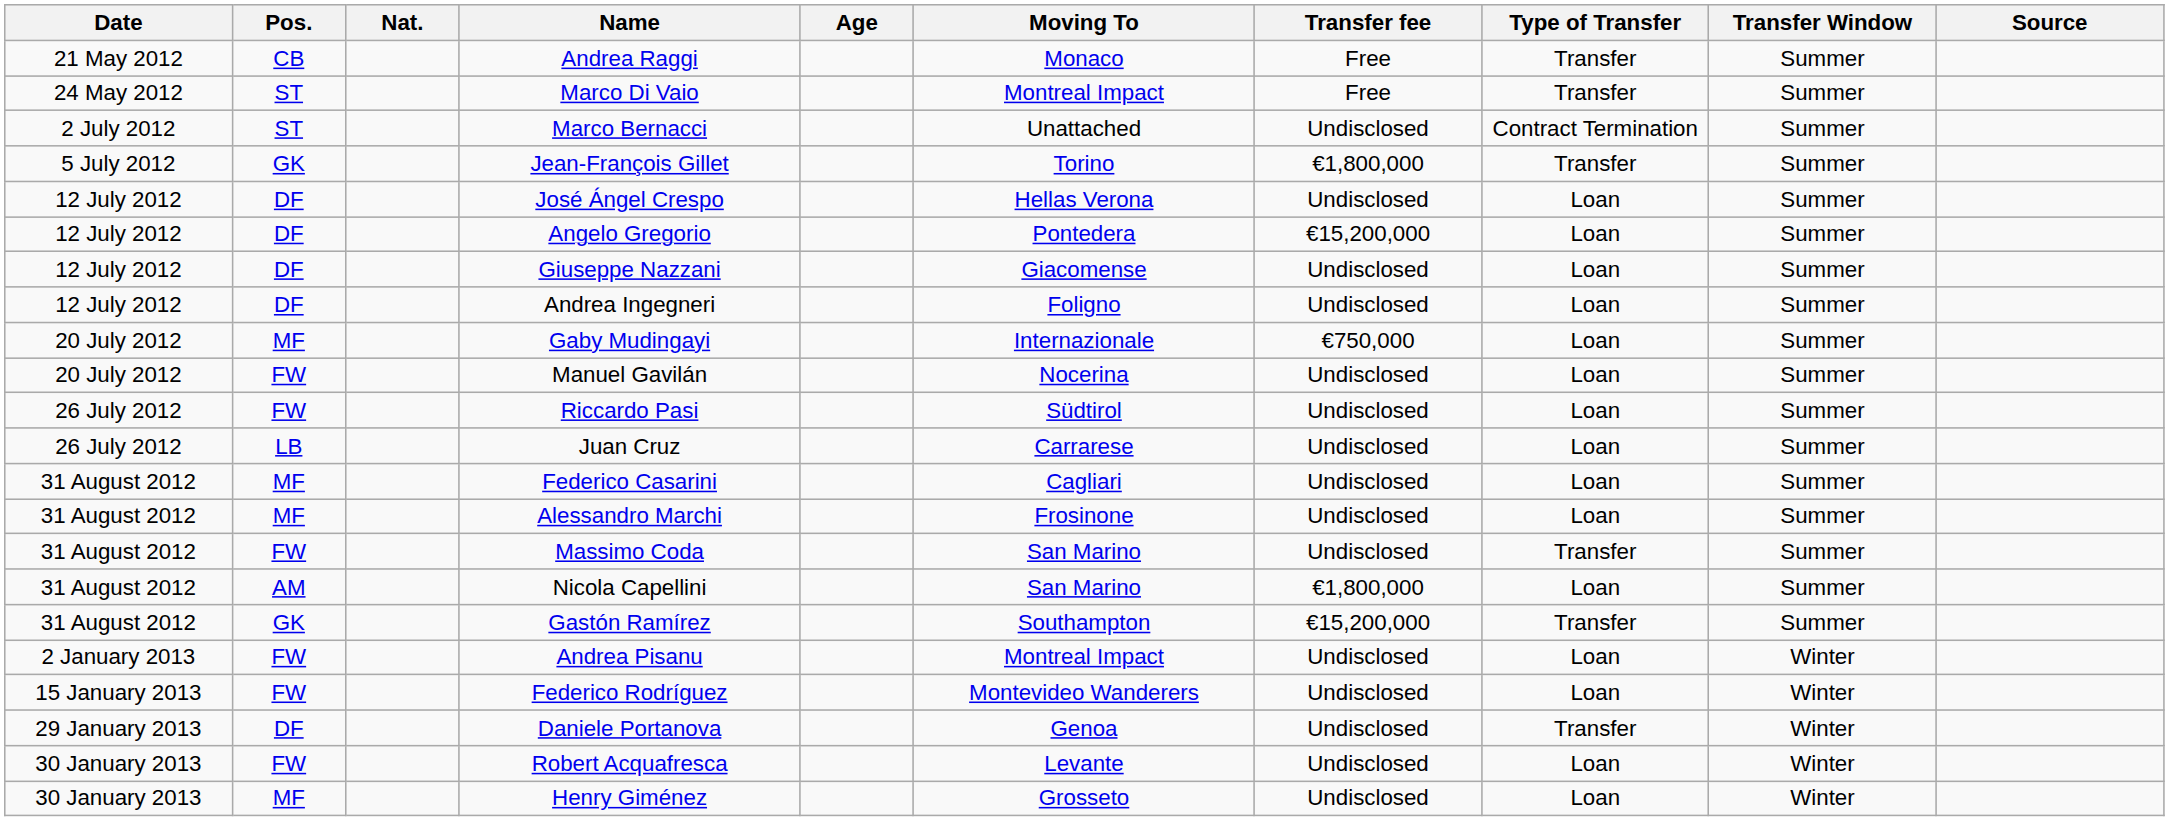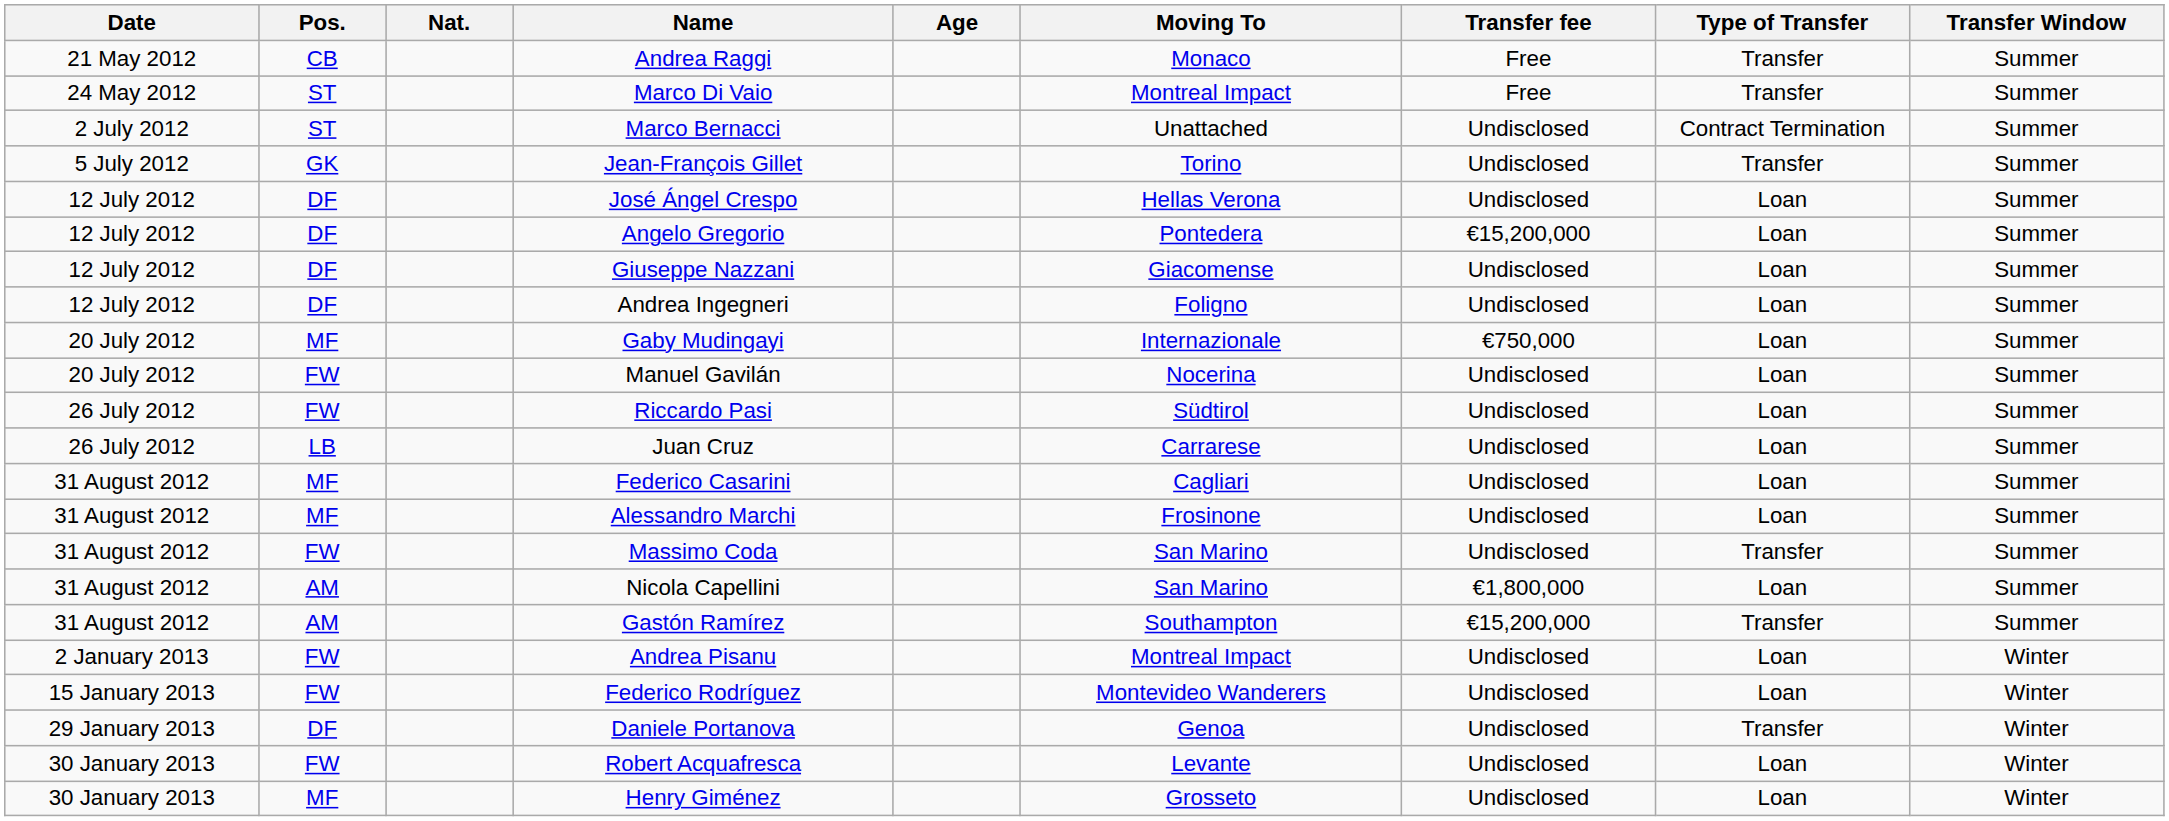- column: (2050, 23)
(1368, 164) €1,800,000 -> (1528, 164) Undisclosed
(289, 622) GK -> (322, 622) AM
